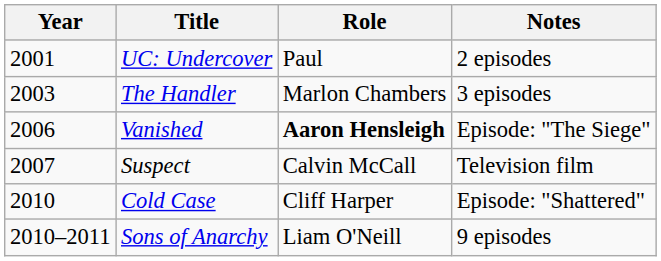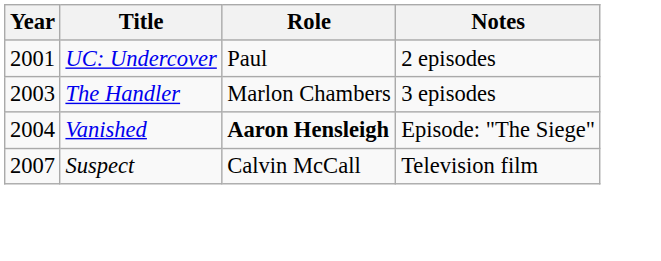(32, 129) 2006 -> (32, 129) 2004
- row: (168, 201)
- row: (194, 237)
